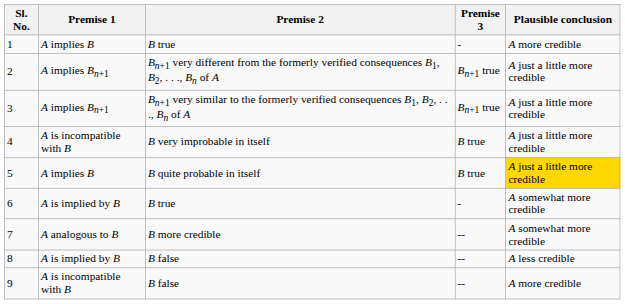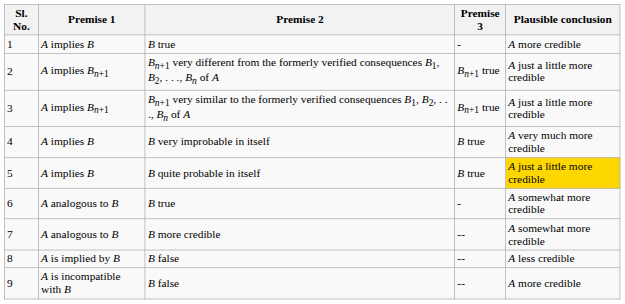(81, 142) A is incompatible with B -> (68, 142) A implies B
(550, 142) A just a little more credible -> (550, 142) A very much more credible
(80, 203) A is implied by B -> (80, 203) A analogous to B
